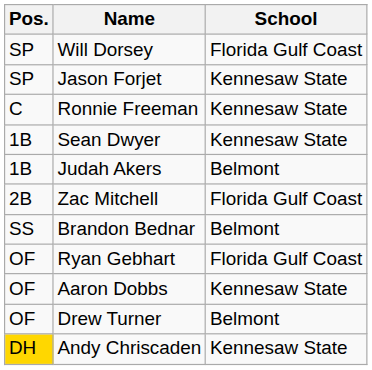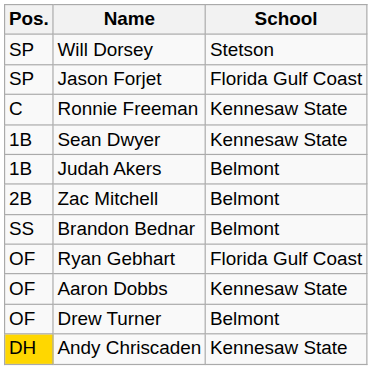(286, 49) Florida Gulf Coast -> (242, 49) Stetson
(279, 79) Kennesaw State -> (286, 79) Florida Gulf Coast
(286, 199) Florida Gulf Coast -> (245, 199) Belmont
